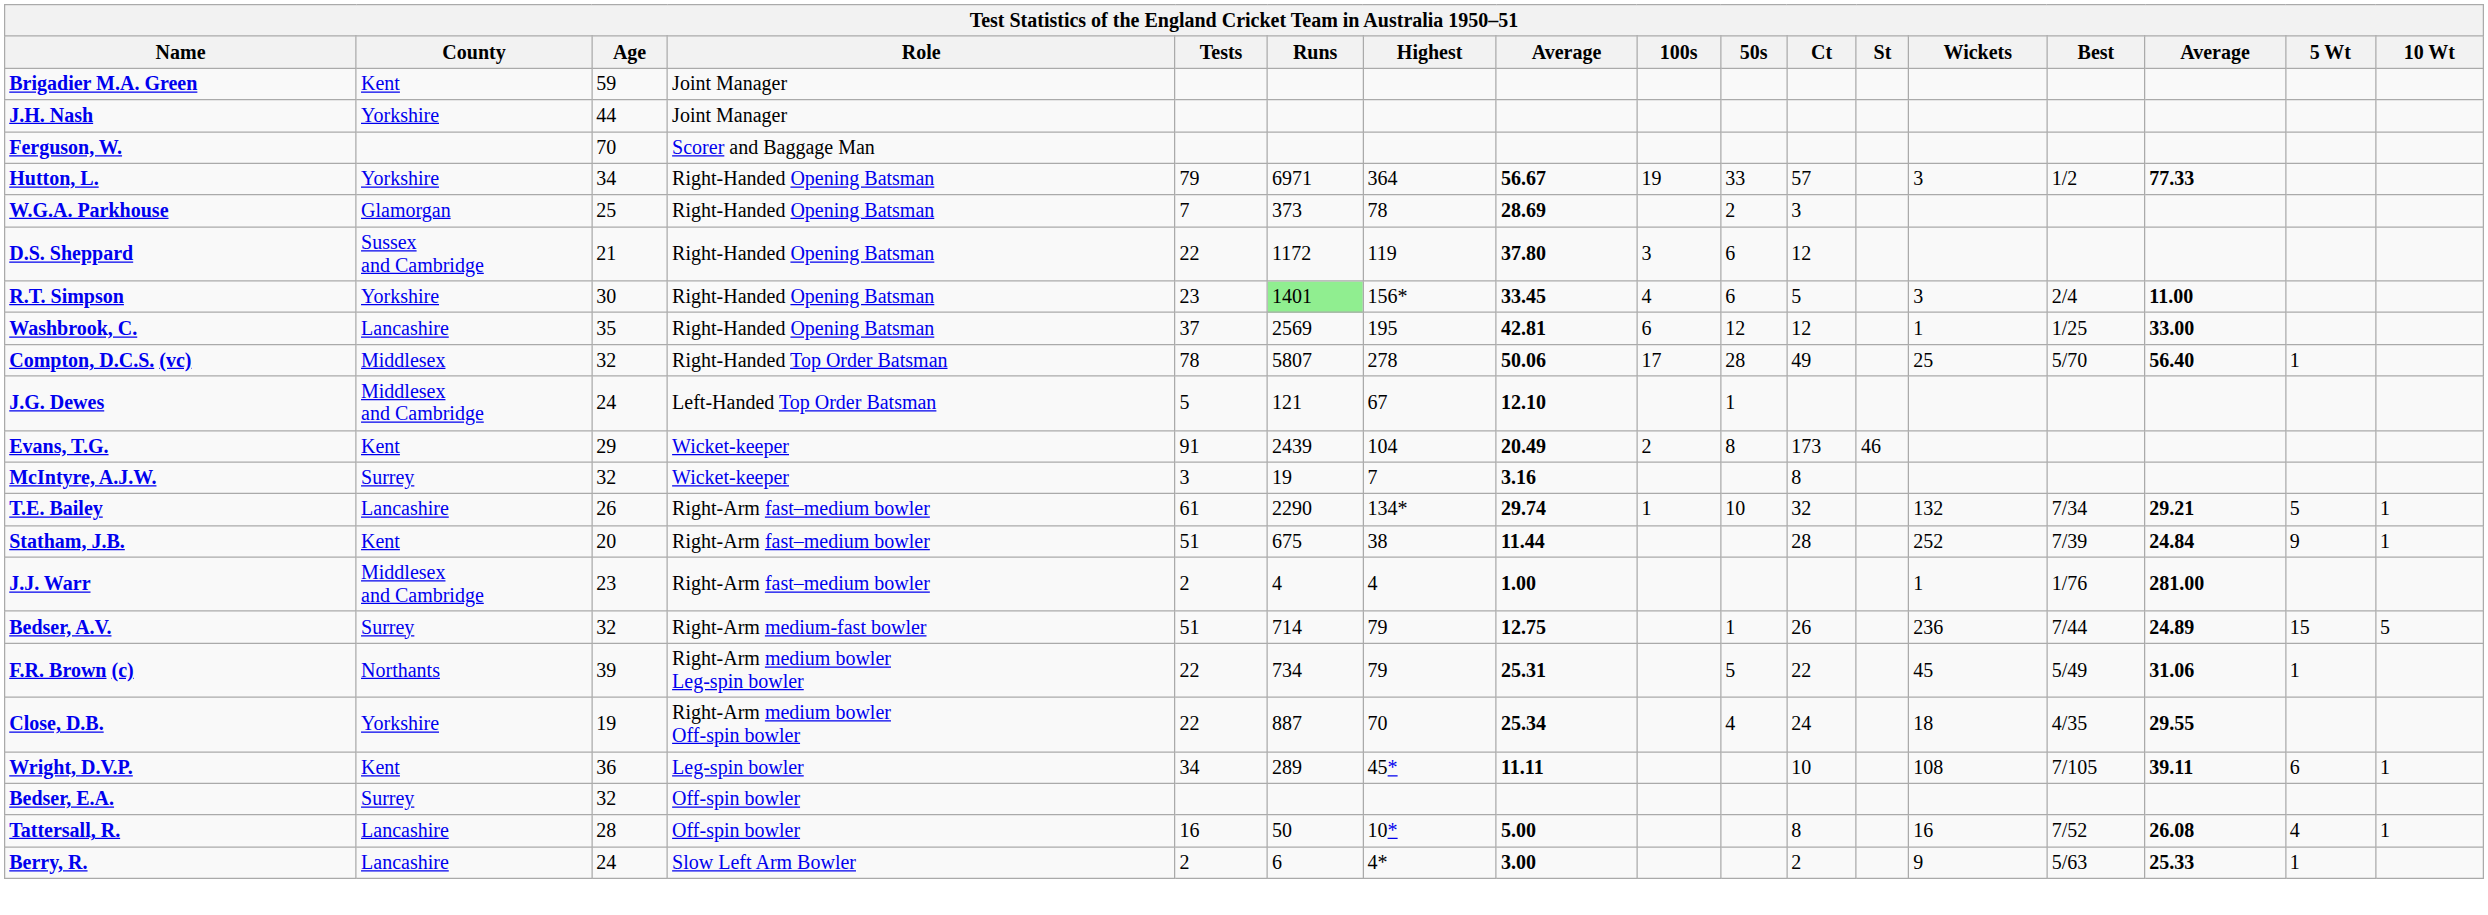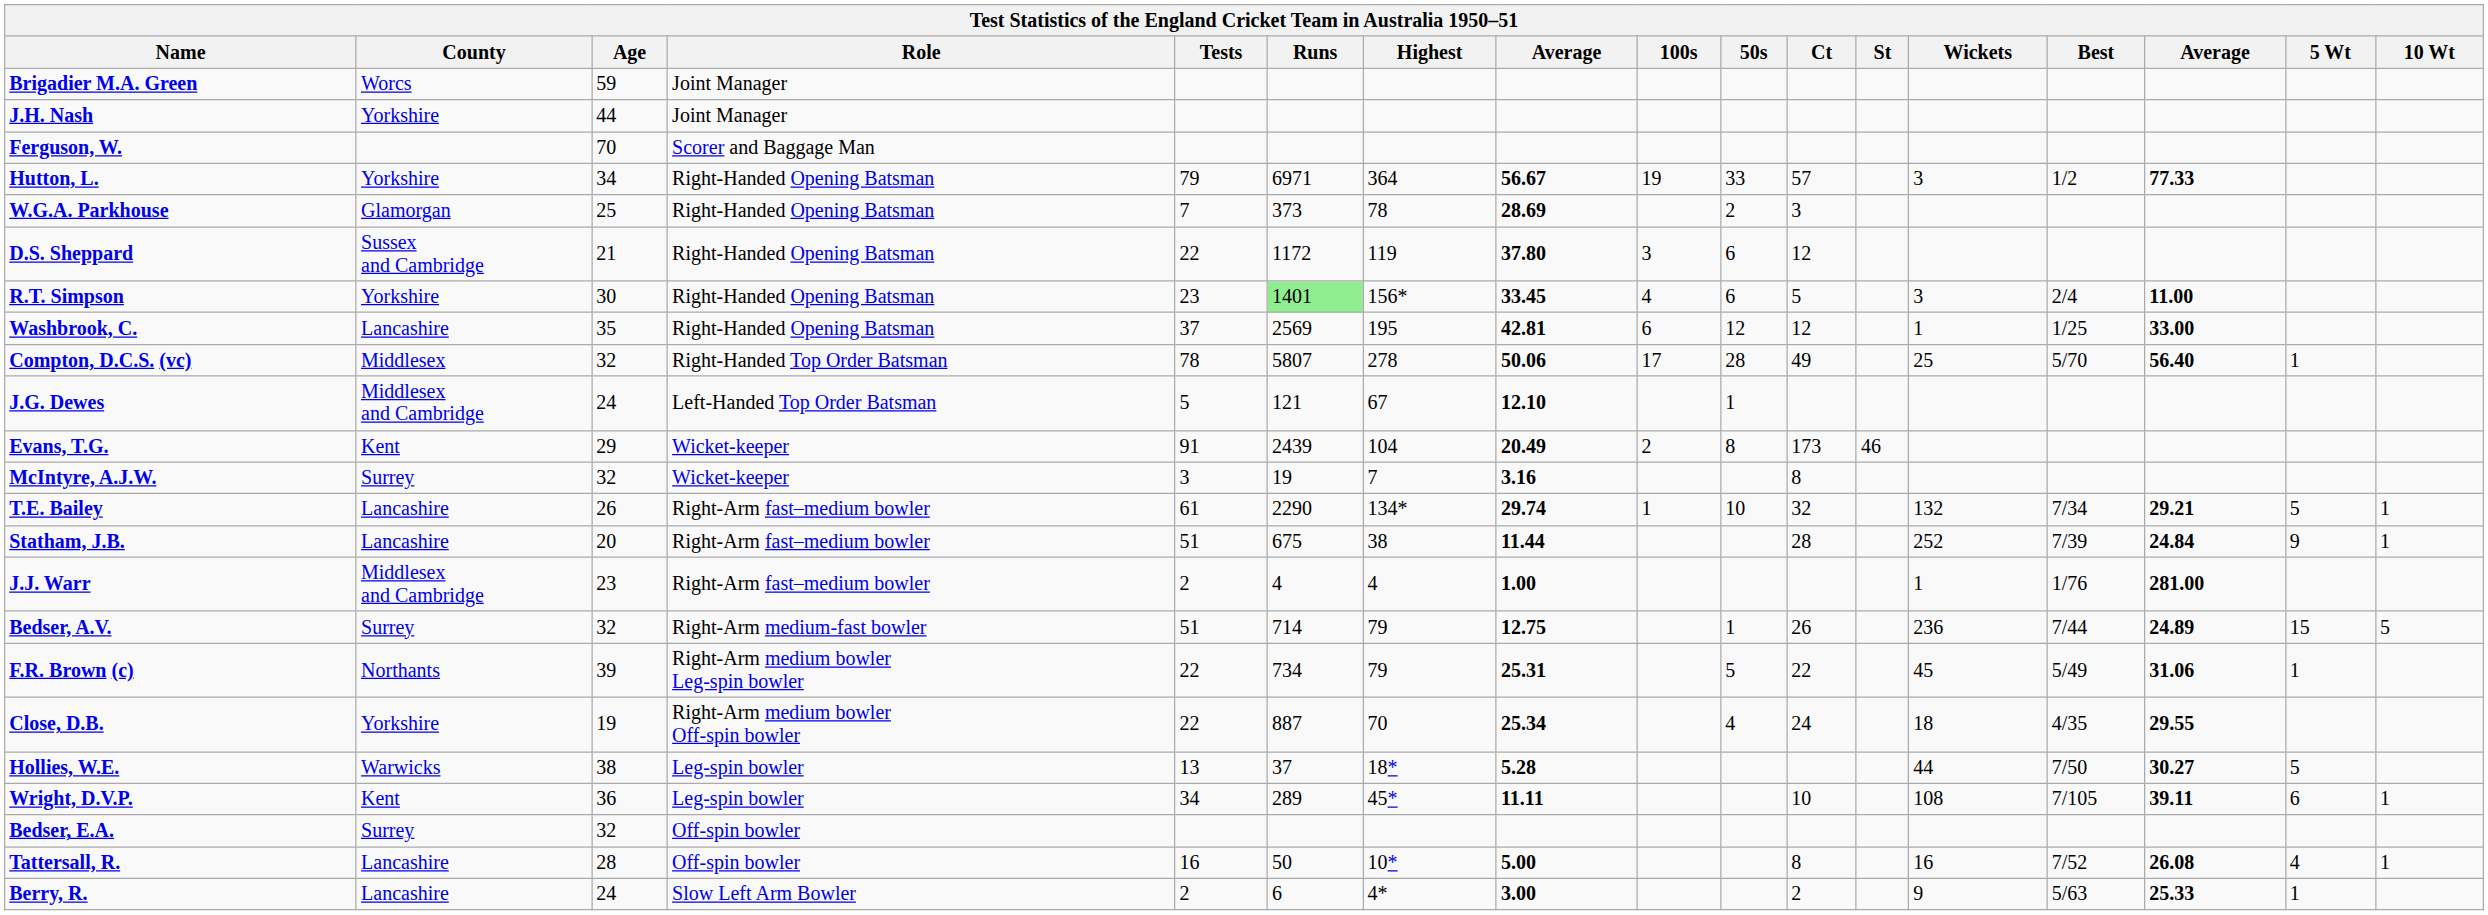(380, 83) Kent -> (386, 83) Worcs
(380, 541) Kent -> (405, 541) Lancashire
+ row: (64, 767)
